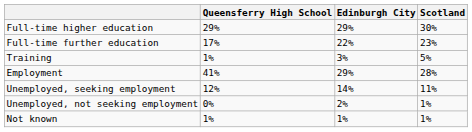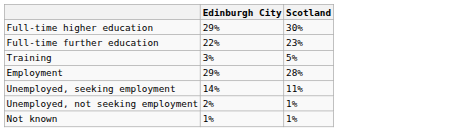- column: (267, 12)
